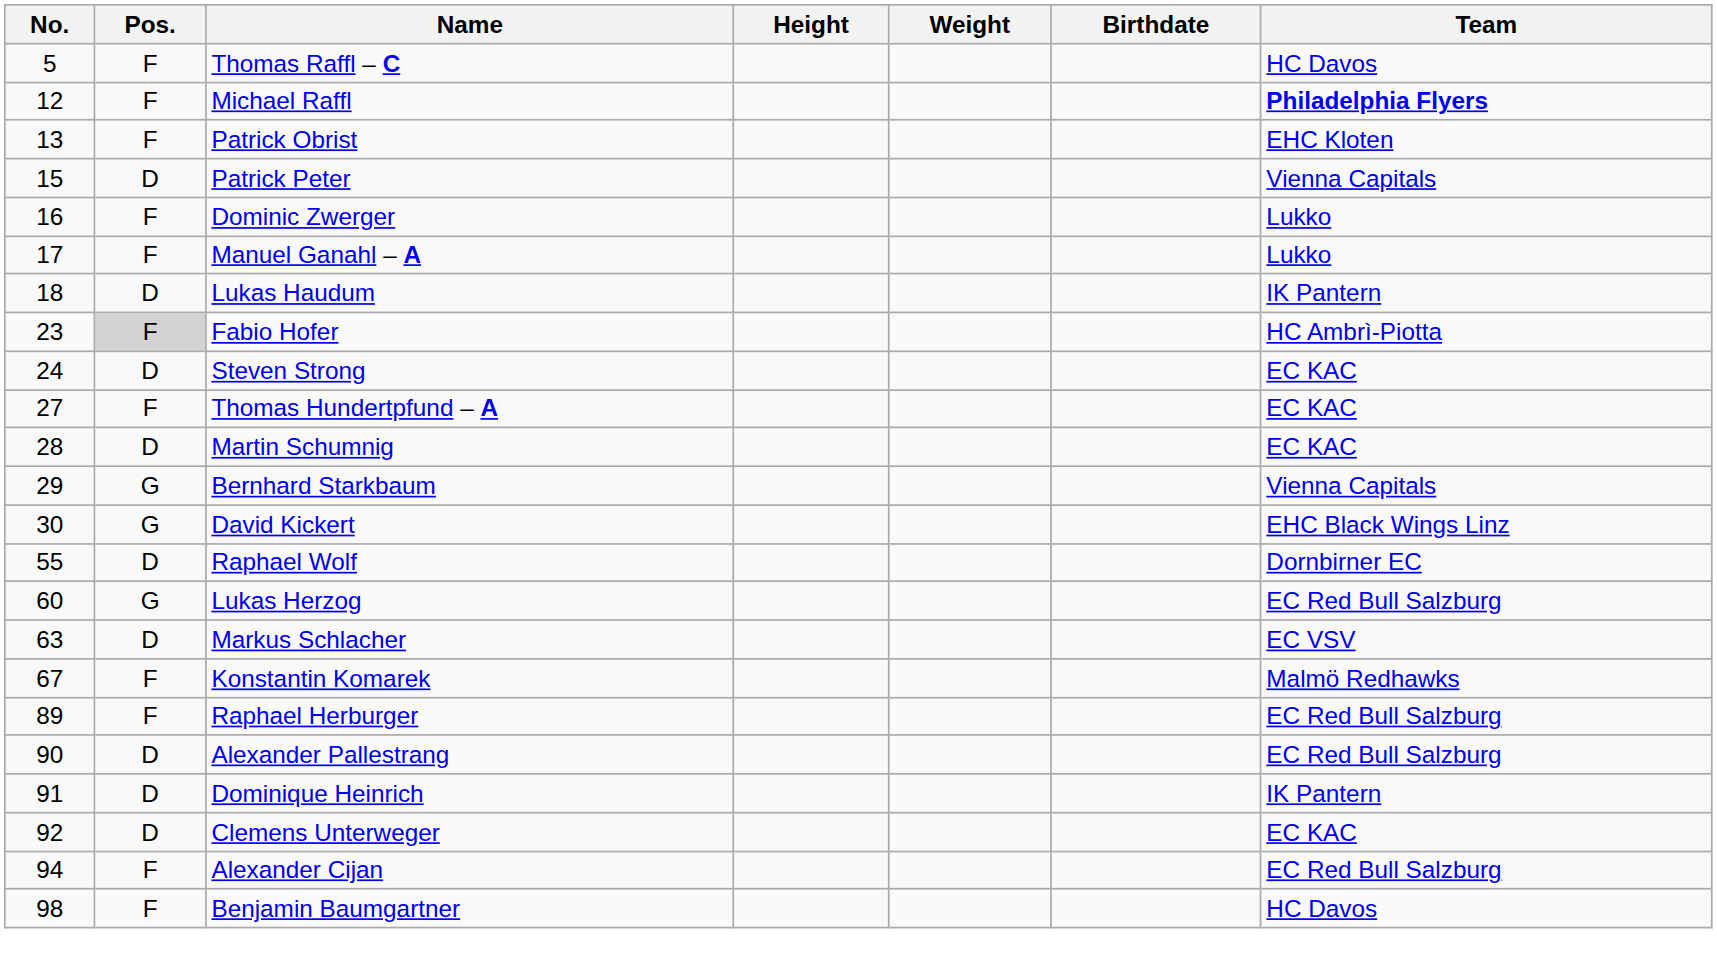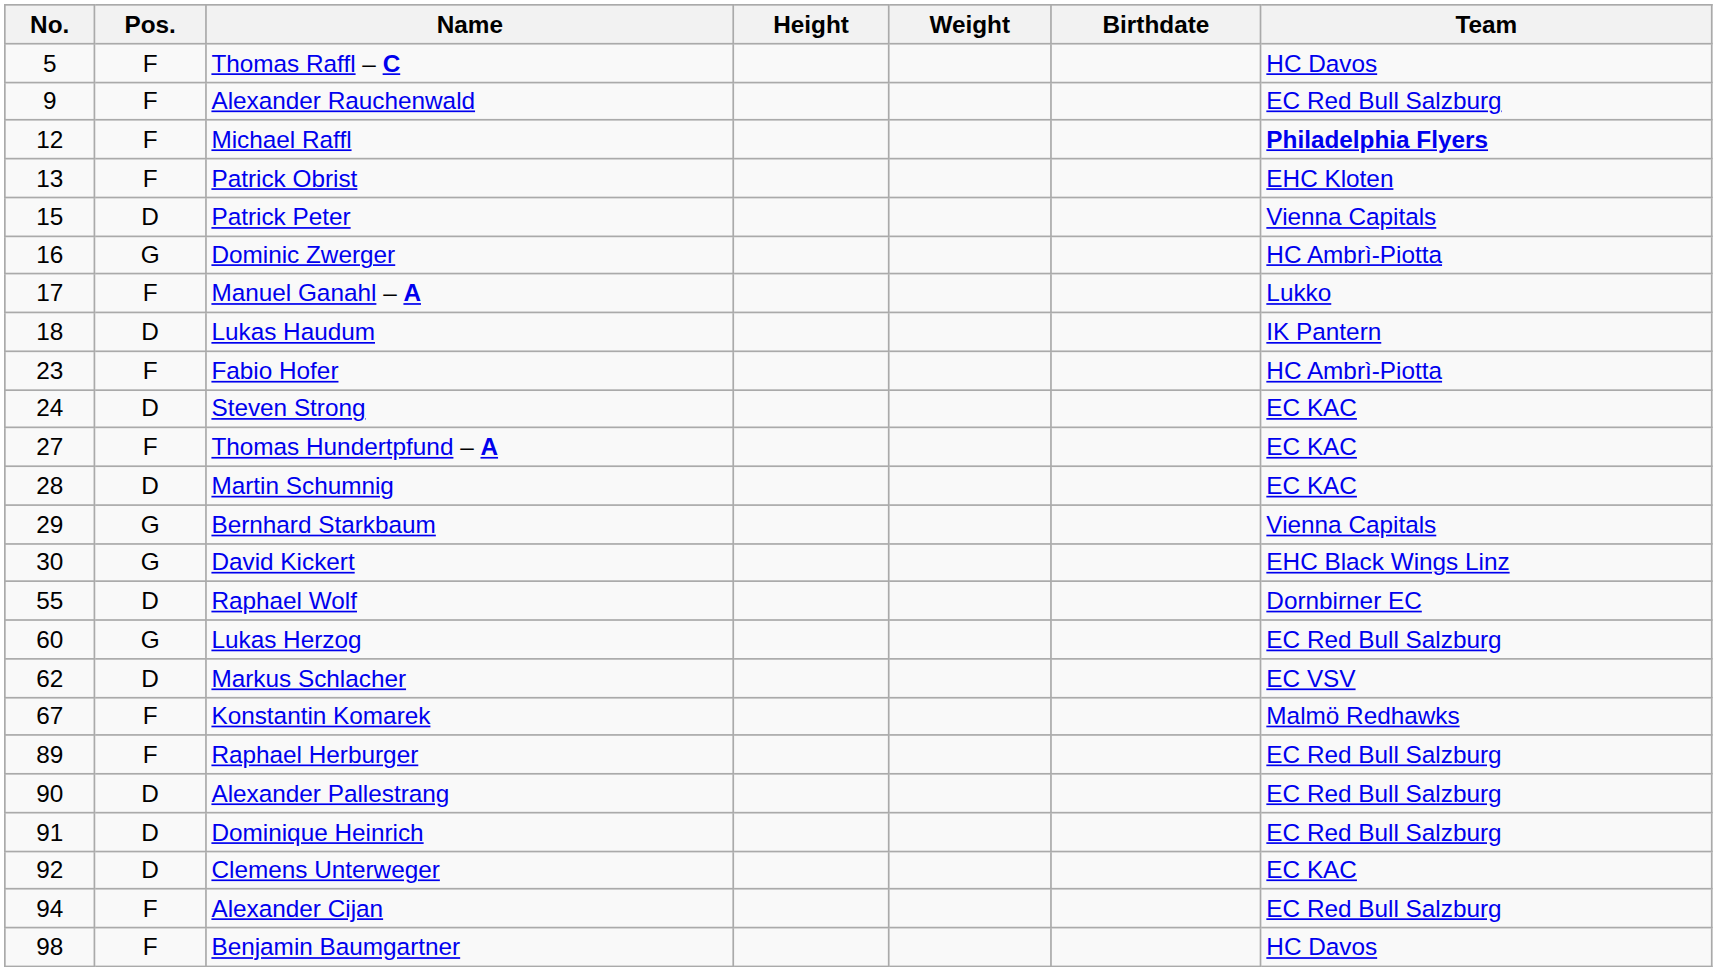+ row: (343, 101)
(150, 217) F -> (150, 255) G
(1299, 217) Lukko -> (1354, 255) HC Ambrì-Piotta
(150, 332) lightgrey background -> (150, 370) no background
(50, 640) 63 -> (50, 678) 62
(1324, 793) IK Pantern -> (1384, 832) EC Red Bull Salzburg
